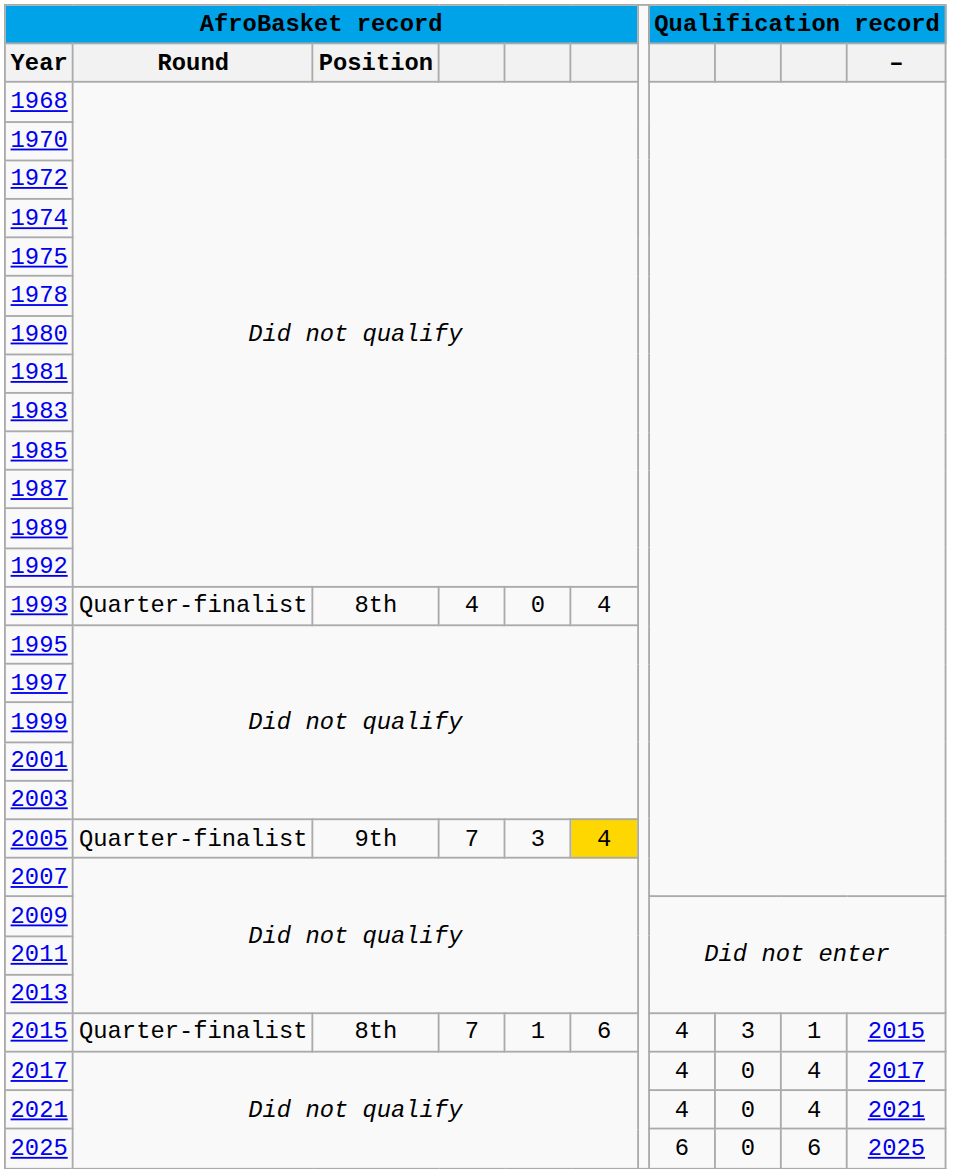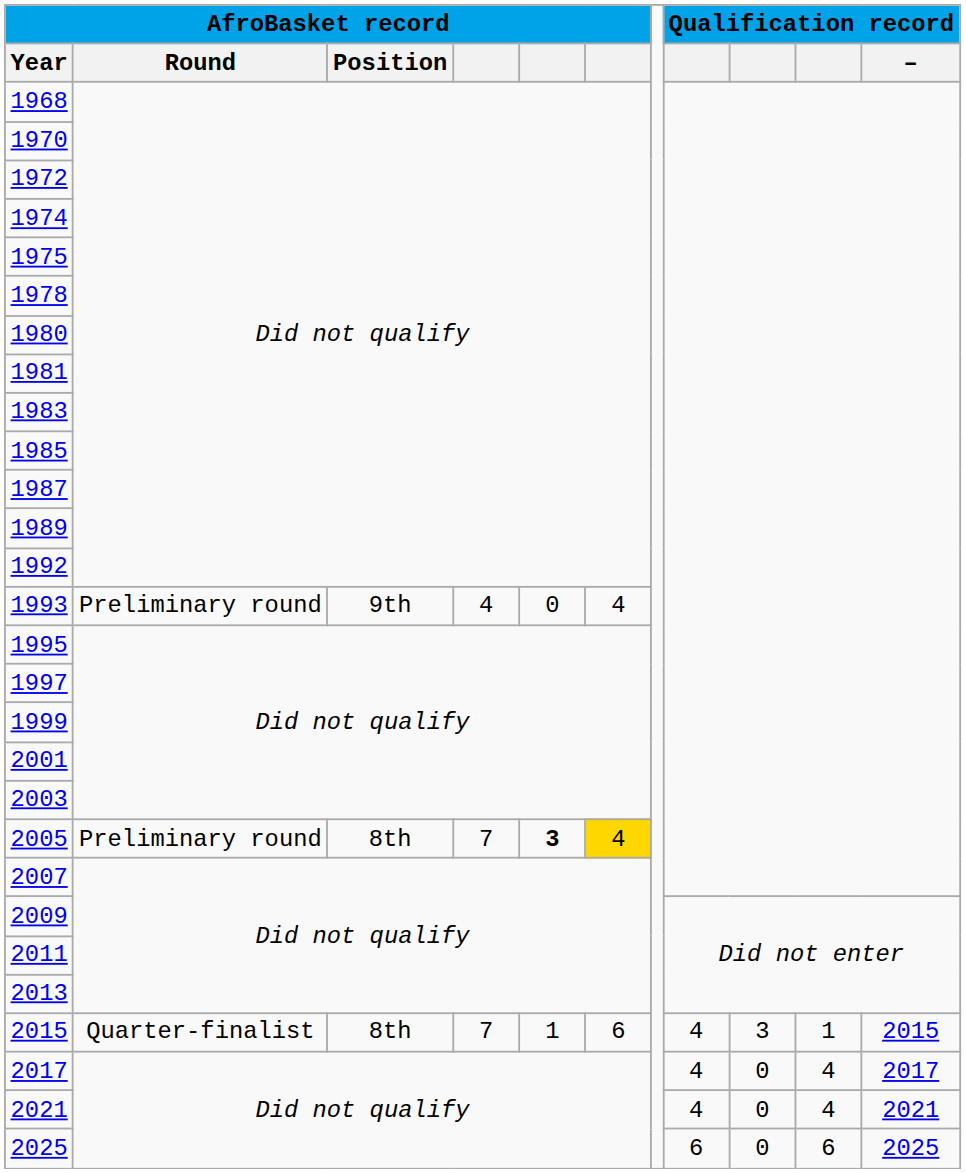(193, 606) Quarter-finalist -> (200, 606) Preliminary round
(376, 606) 8th -> (390, 606) 9th
(193, 839) Quarter-finalist -> (200, 839) Preliminary round
(376, 839) 9th -> (390, 839) 8th
(538, 839) normal -> (552, 839) bold
